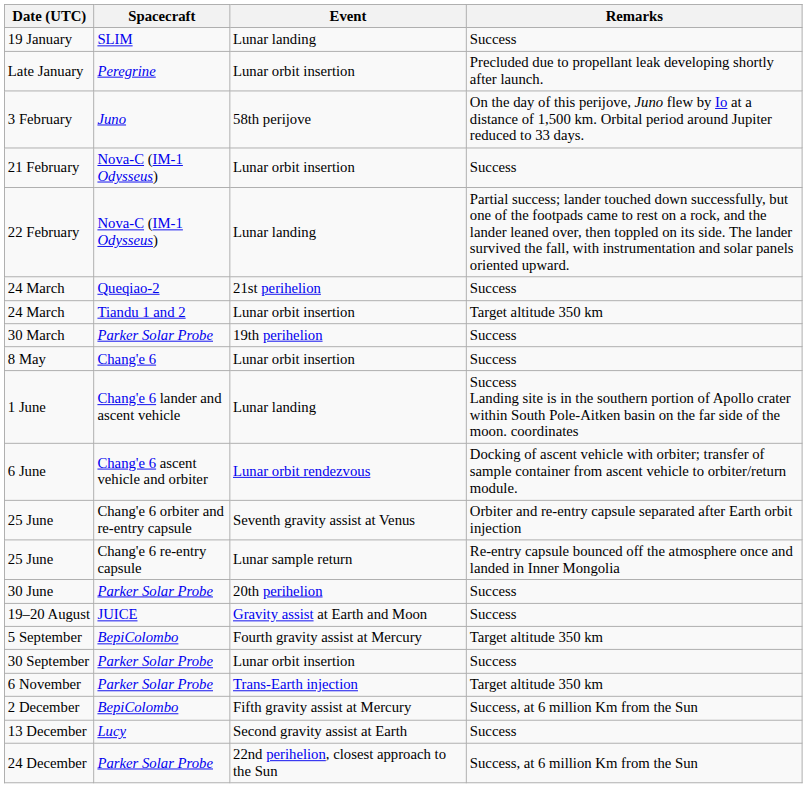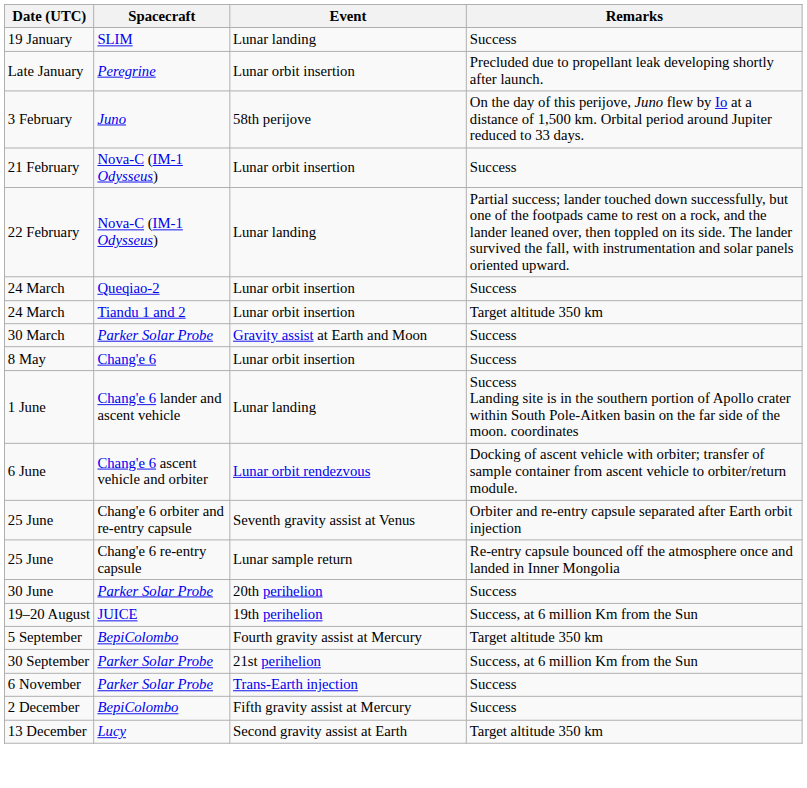(277, 288) 21st perihelion -> (294, 288) Lunar orbit insertion
(278, 335) 19th perihelion -> (330, 335) Gravity assist at Earth and Moon
(330, 614) Gravity assist at Earth and Moon -> (278, 614) 19th perihelion
(493, 614) Success -> (584, 614) Success, at 6 million Km from the Sun
(294, 661) Lunar orbit insertion -> (277, 661) 21st perihelion
(493, 661) Success -> (584, 661) Success, at 6 million Km from the Sun
(536, 684) Target altitude 350 km -> (493, 684) Success
(584, 708) Success, at 6 million Km from the Sun -> (493, 708) Success
(493, 731) Success -> (536, 731) Target altitude 350 km
- row: (47, 763)
